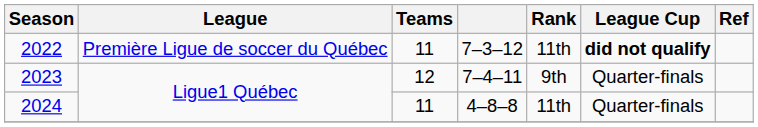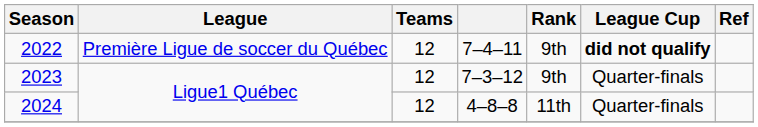(425, 48) 11 -> (425, 48) 12
(492, 48) 7–3–12 -> (492, 48) 7–4–11
(554, 48) 11th -> (554, 48) 9th
(492, 77) 7–4–11 -> (492, 77) 7–3–12
(425, 106) 11 -> (425, 106) 12
